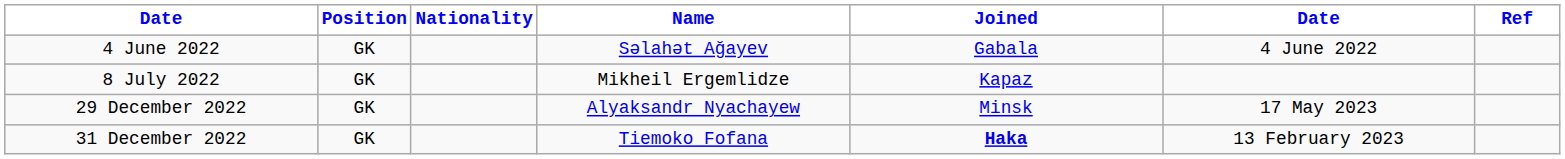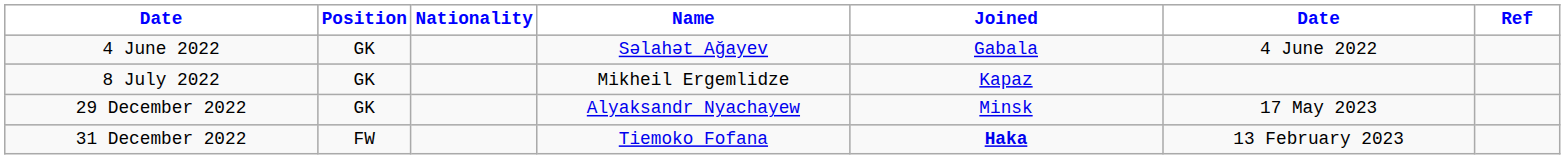(364, 139) GK -> (364, 139) FW
